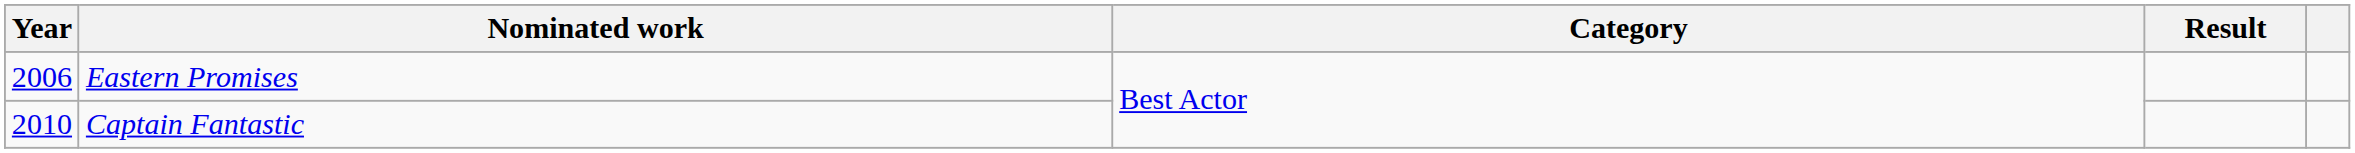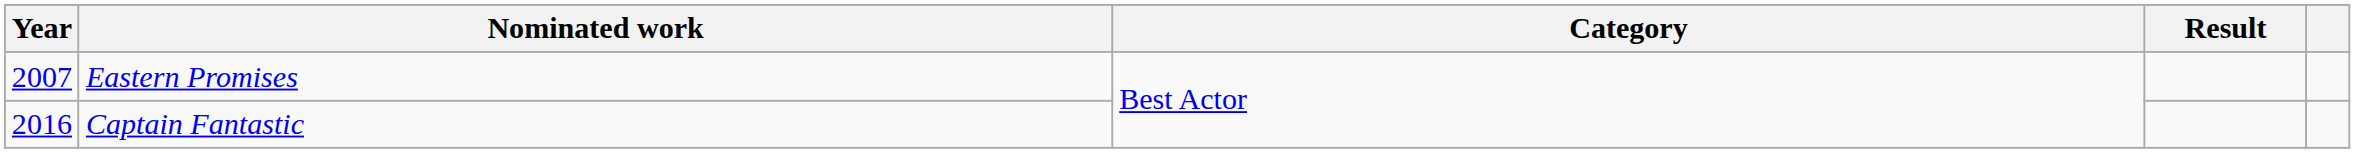(42, 76) 2006 -> (42, 76) 2007
(42, 123) 2010 -> (42, 123) 2016
